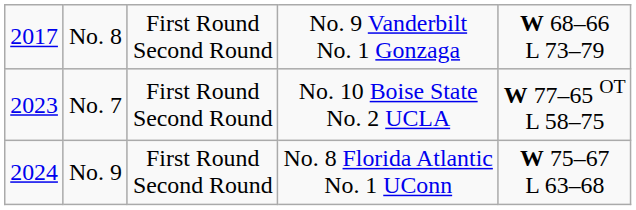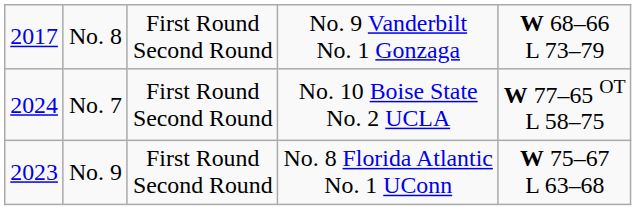(34, 104) 2023 -> (34, 104) 2024
(34, 172) 2024 -> (34, 172) 2023
